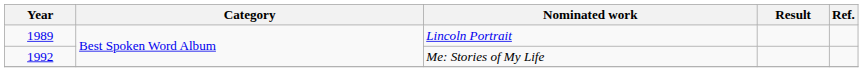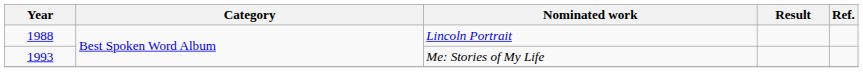(40, 35) 1989 -> (40, 35) 1988
(40, 56) 1992 -> (40, 56) 1993
